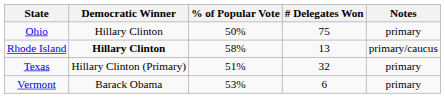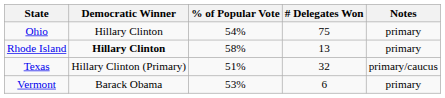(235, 31) 50% -> (235, 31) 54%
(403, 48) primary/caucus -> (403, 48) primary
(403, 66) primary -> (403, 66) primary/caucus
